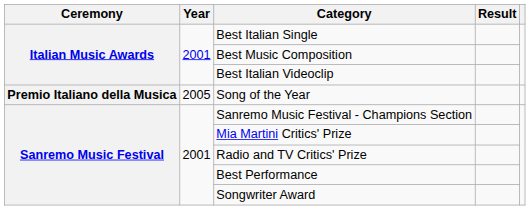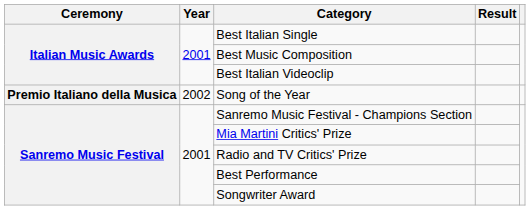(196, 94) 2005 -> (196, 94) 2002
